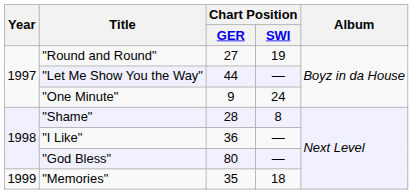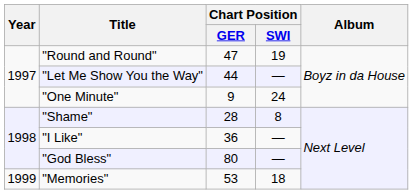(231, 55) 27 -> (231, 55) 47
(231, 179) 35 -> (231, 179) 53
